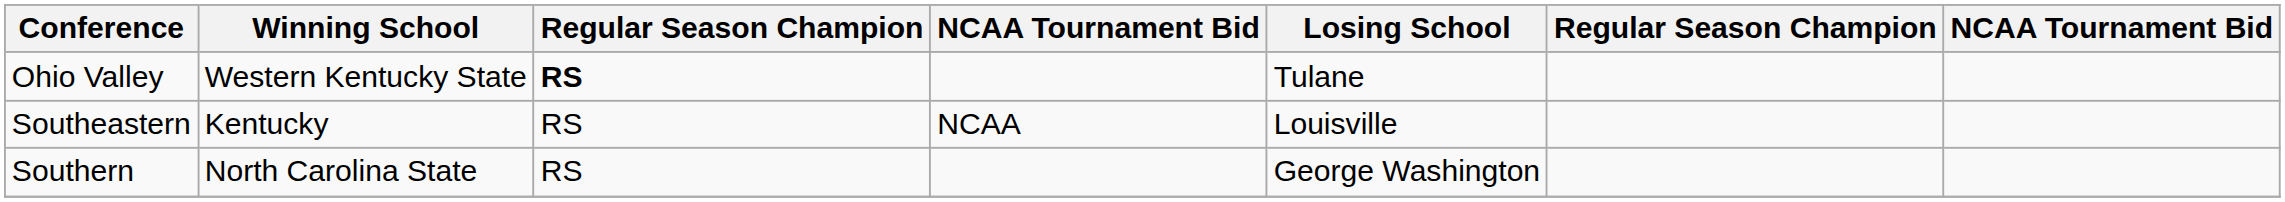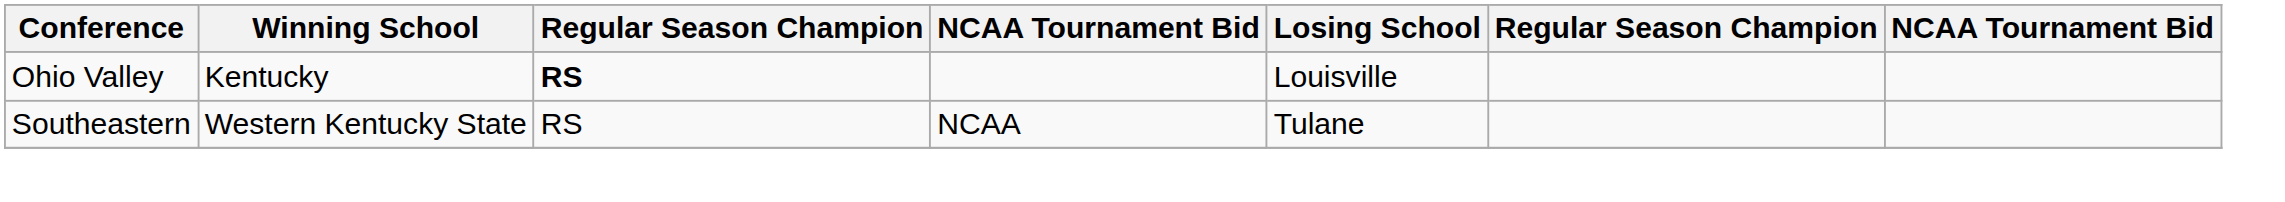(366, 76) Western Kentucky State -> (267, 76) Kentucky
(1319, 76) Tulane -> (1336, 76) Louisville
(267, 123) Kentucky -> (366, 123) Western Kentucky State
(1336, 123) Louisville -> (1319, 123) Tulane
- row: (73, 171)
